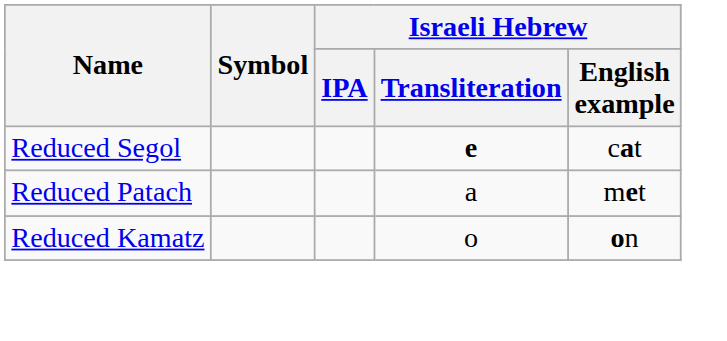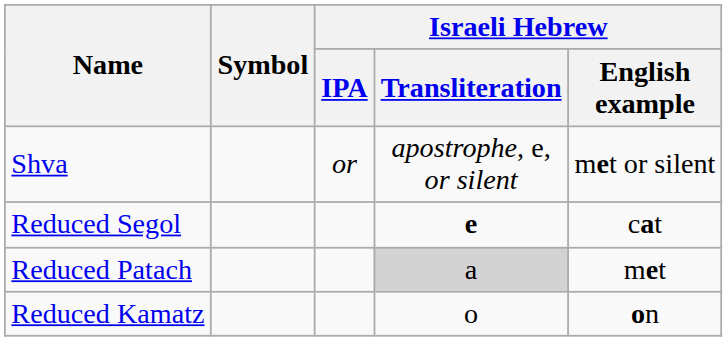+ row: (40, 163)
(471, 192) no background -> (471, 268) lightgrey background
